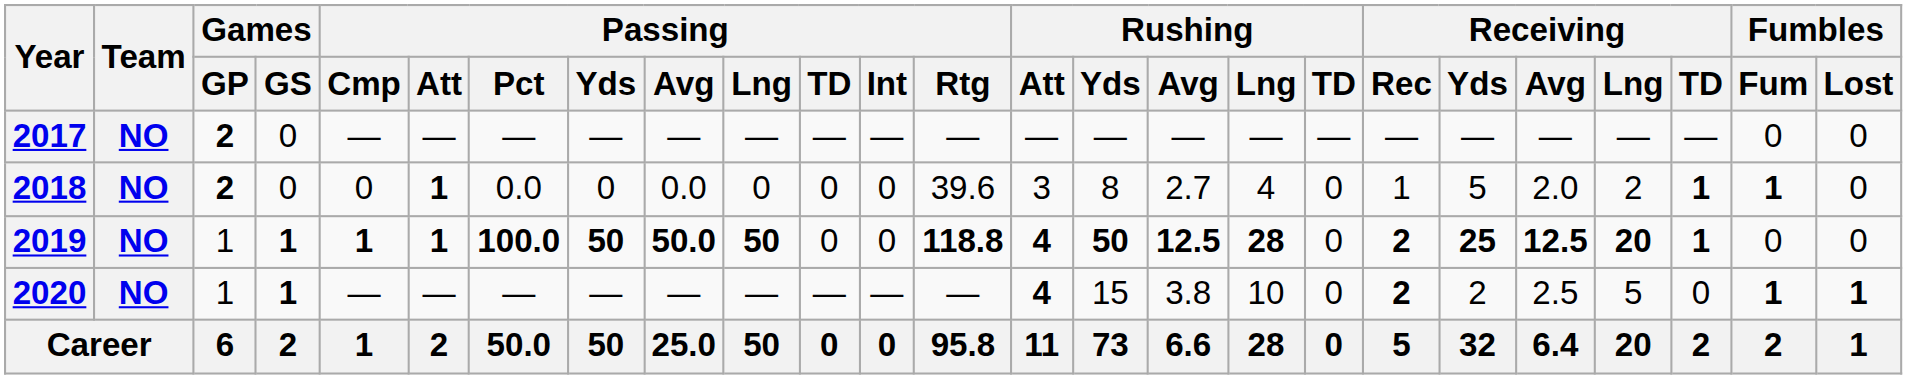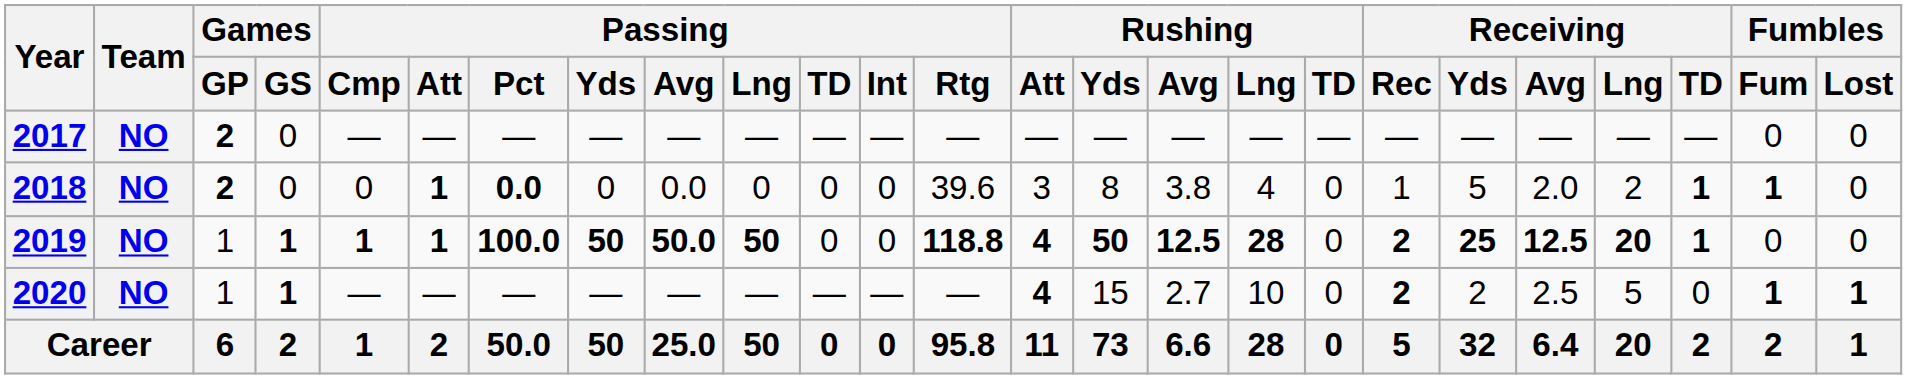(519, 188) normal -> (519, 188) bold
(1188, 188) 2.7 -> (1188, 188) 3.8
(1188, 293) 3.8 -> (1188, 293) 2.7
